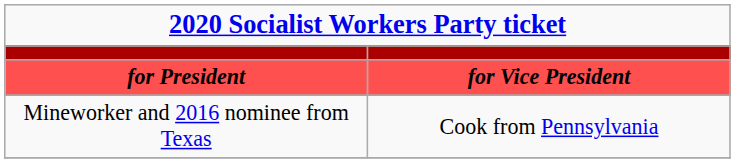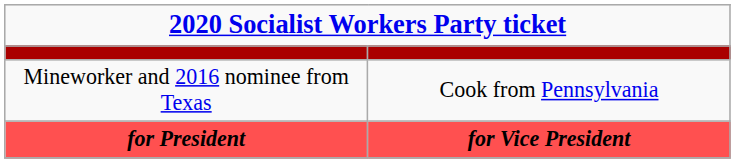rows swapped: (186, 77) <-> (186, 126)
